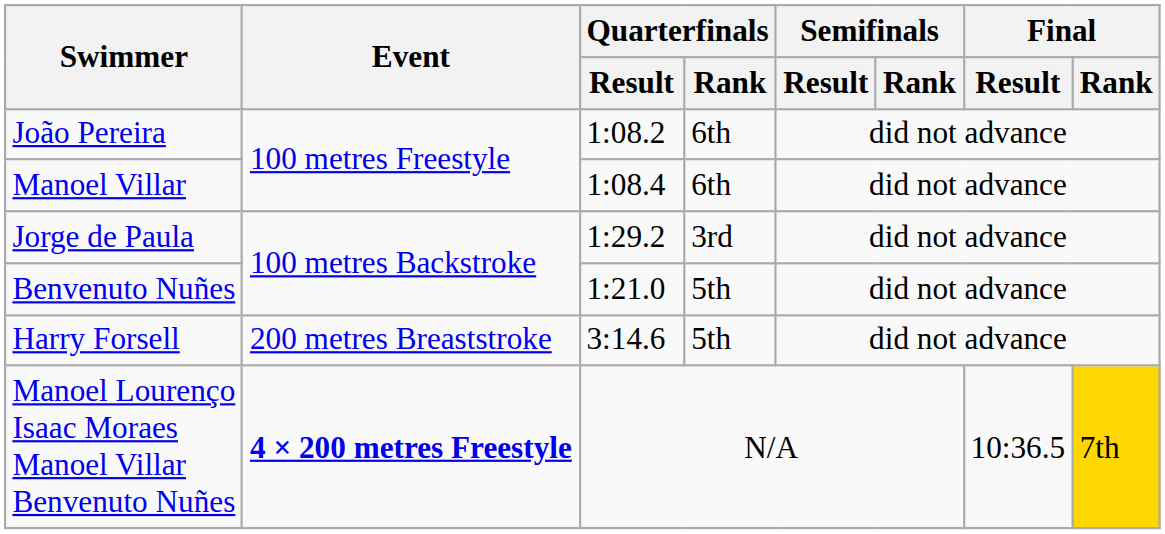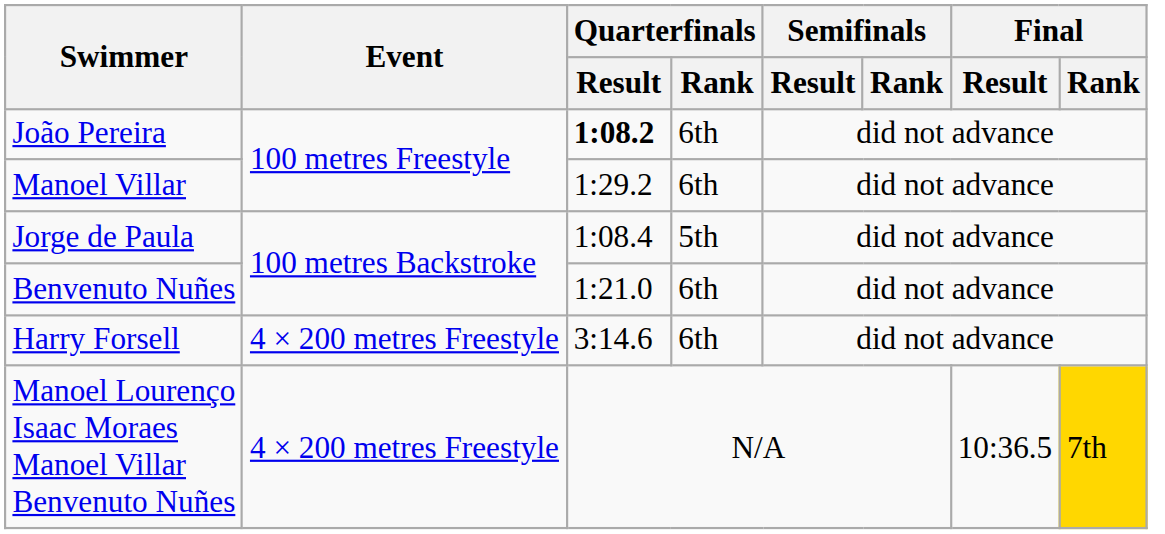(626, 133) normal -> (614, 133) bold
(626, 185) 1:08.4 -> (613, 185) 1:29.2
(626, 236) 1:29.2 -> (613, 236) 1:08.4
(712, 236) 3rd -> (698, 236) 5th
(711, 288) 5th -> (698, 288) 6th
(401, 339) 200 metres Breaststroke -> (404, 339) 4 × 200 metres Freestyle
(711, 339) 5th -> (698, 339) 6th
(411, 446) bold -> (404, 446) normal
